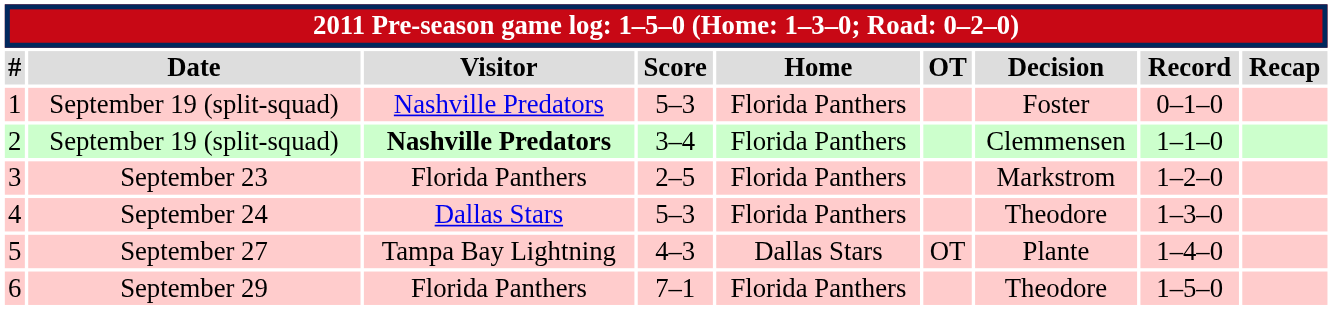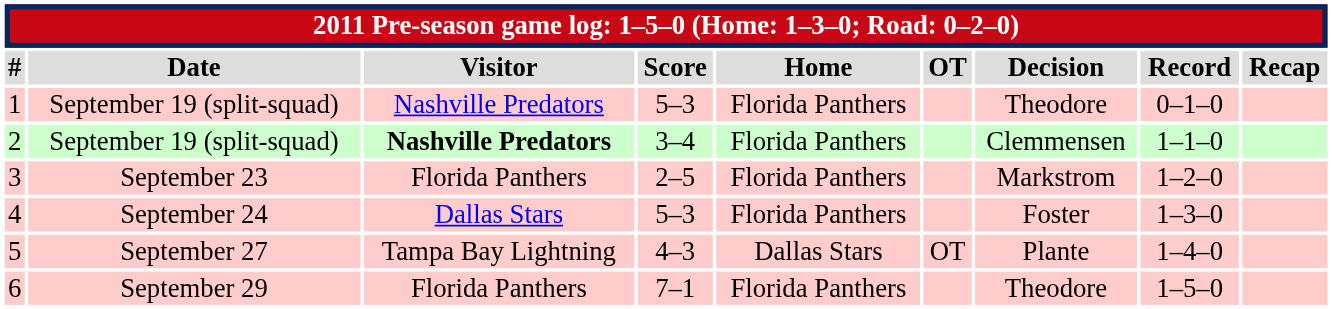(1056, 104) Foster -> (1056, 104) Theodore
(1056, 214) Theodore -> (1056, 214) Foster
